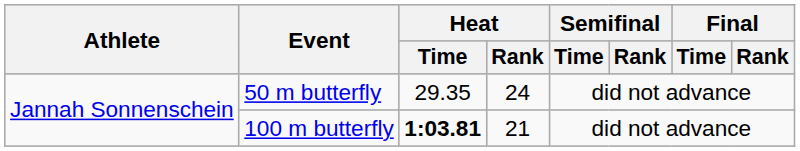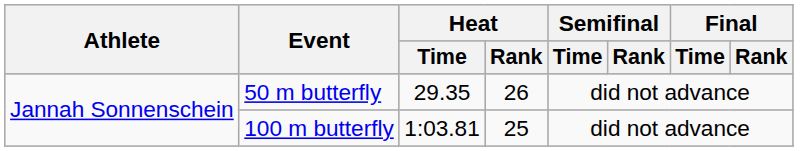(518, 92) 24 -> (516, 92) 26
(443, 128) bold -> (442, 128) normal
(518, 128) 21 -> (516, 128) 25
